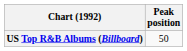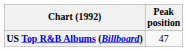(164, 38) 50 -> (164, 38) 47
